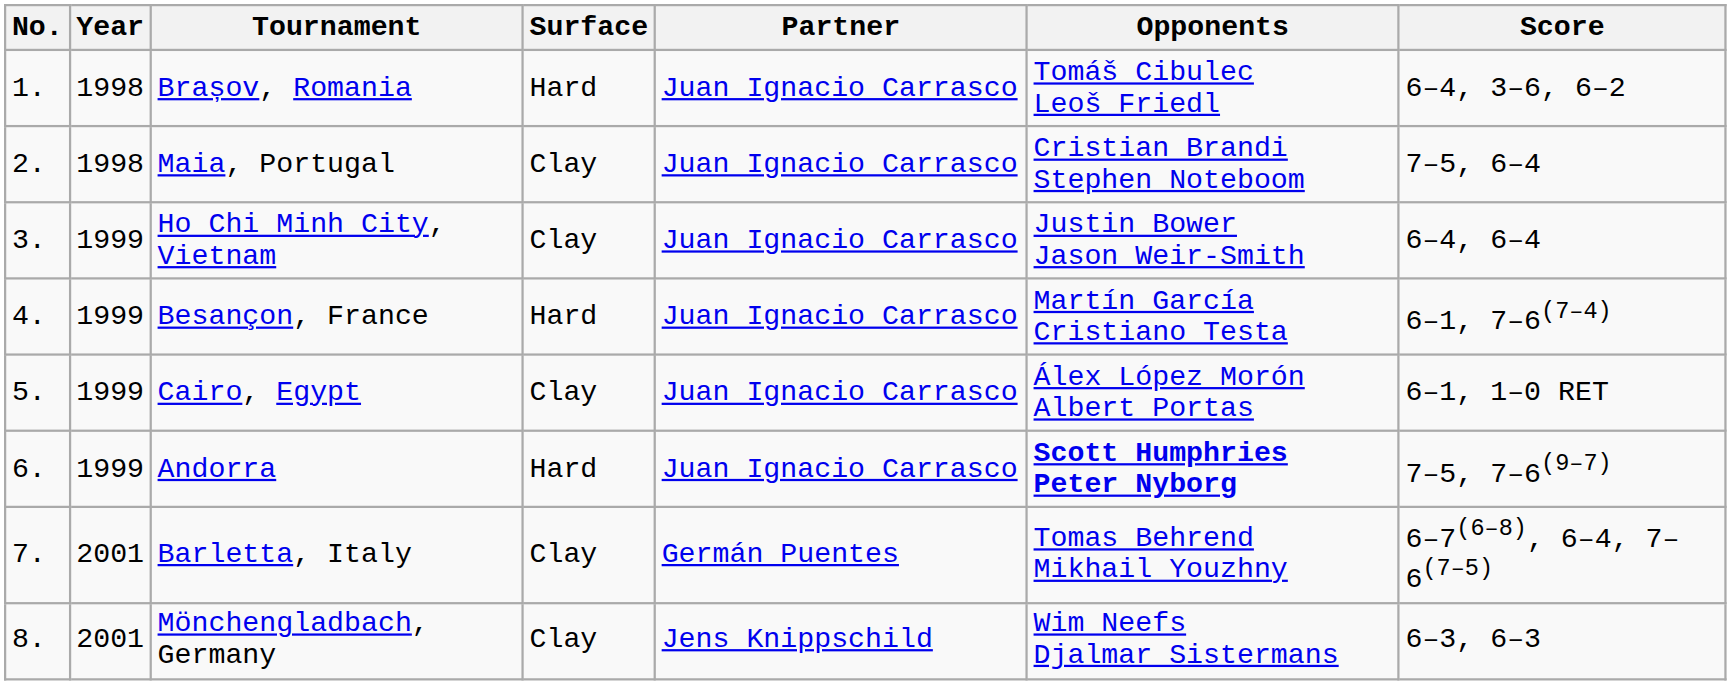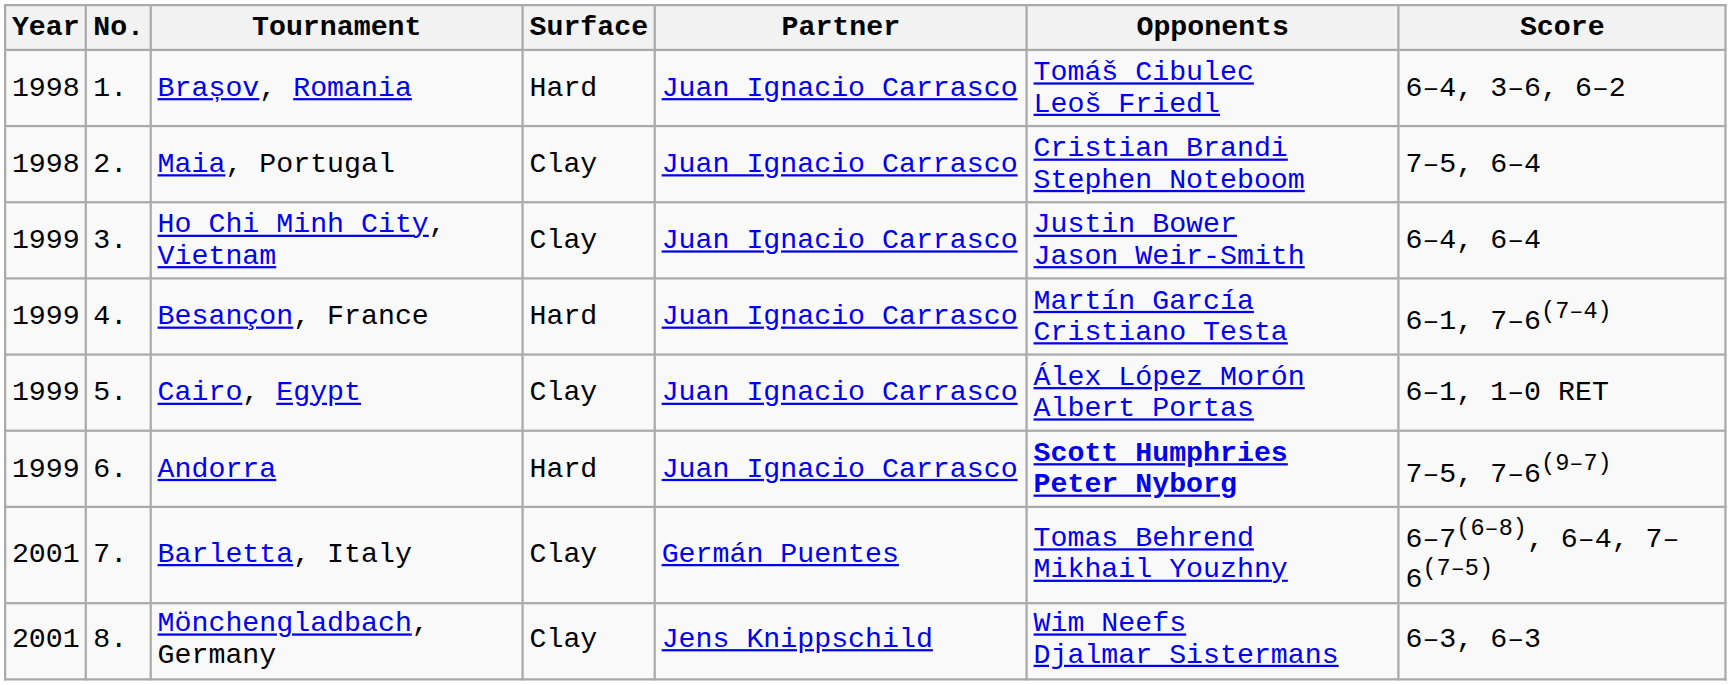columns swapped: (37, 27) <-> (110, 27)
